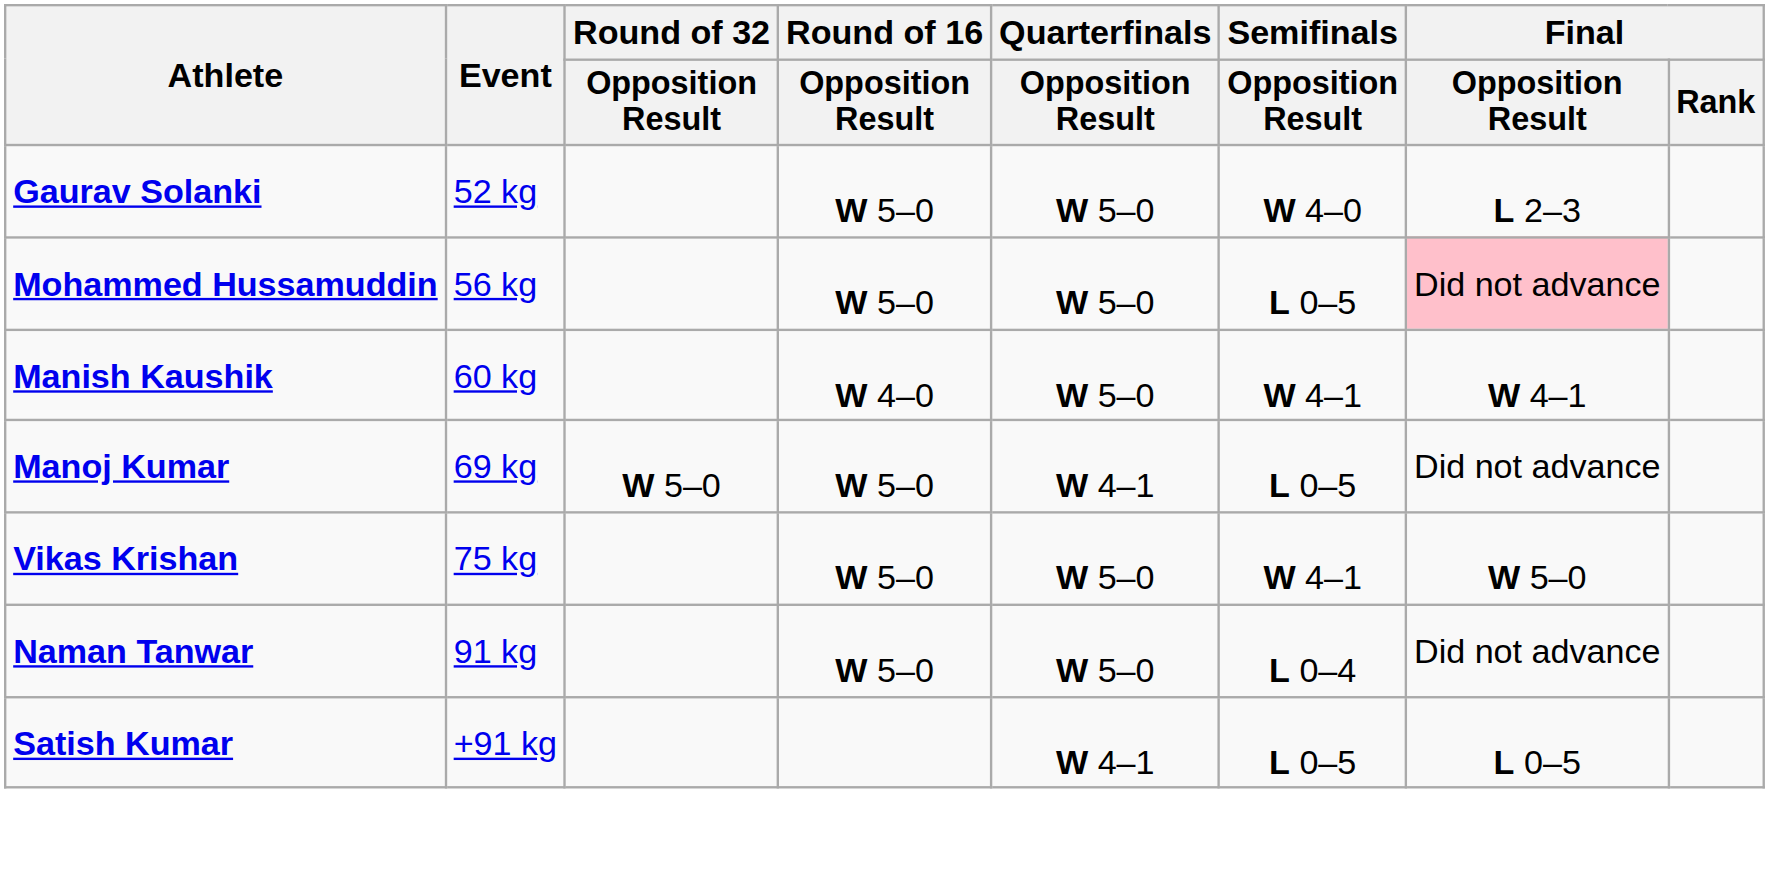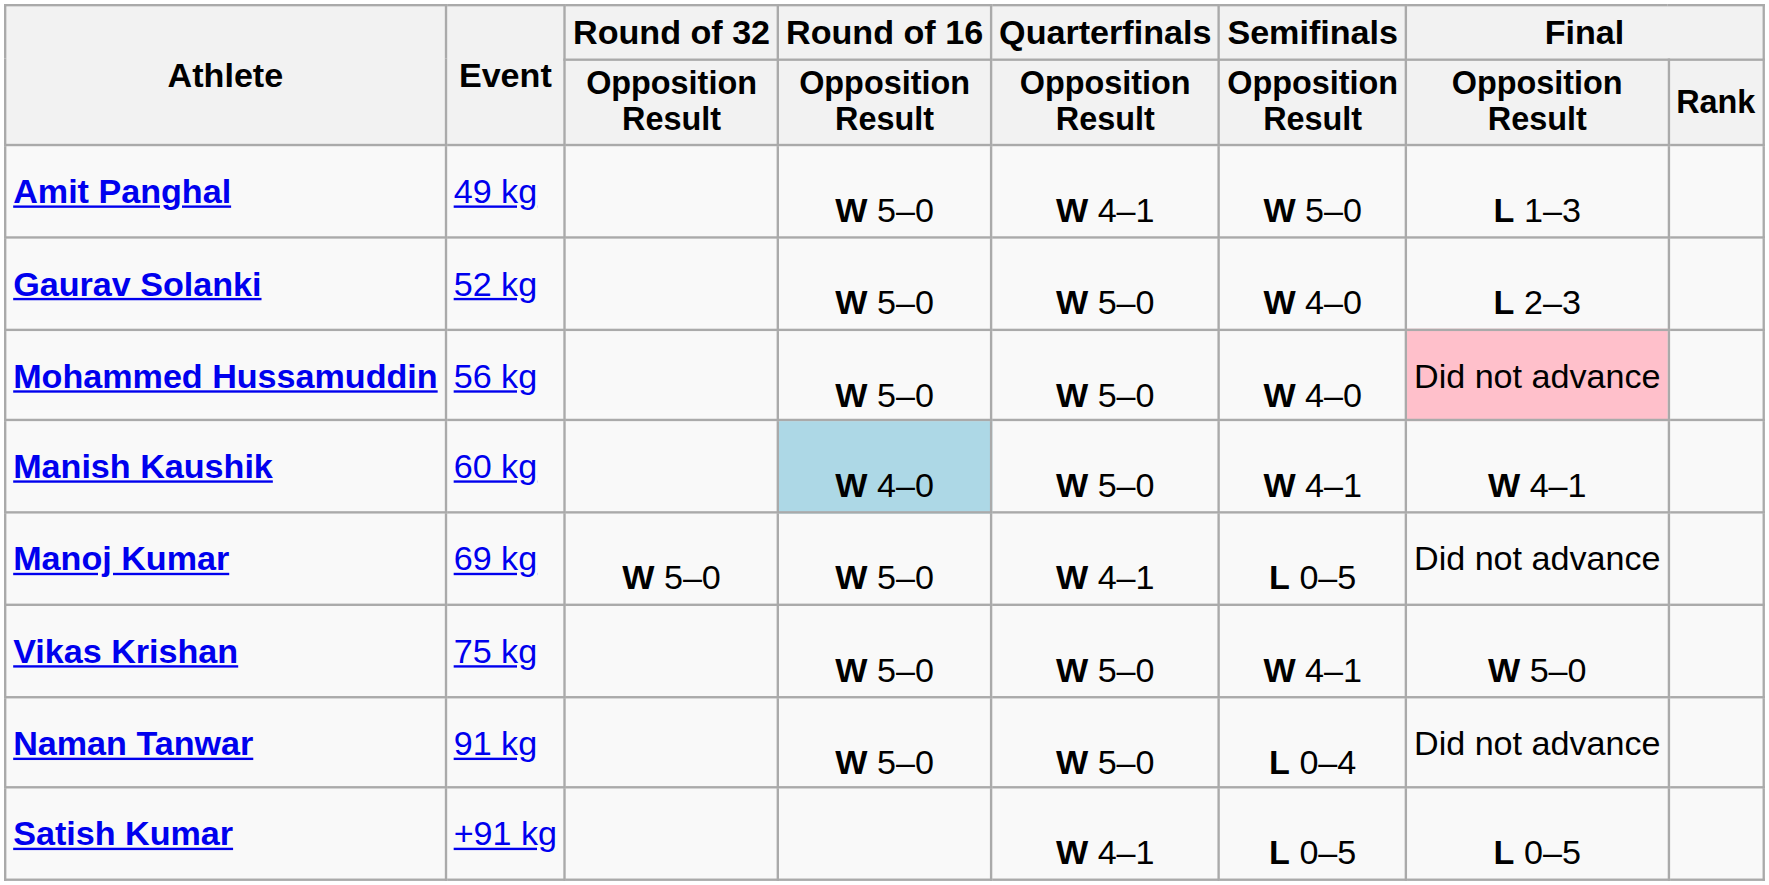+ row: (122, 192)
(1313, 303) L 0–5 -> (1313, 394) W 4–0
(885, 394) no background -> (885, 486) lightblue background
